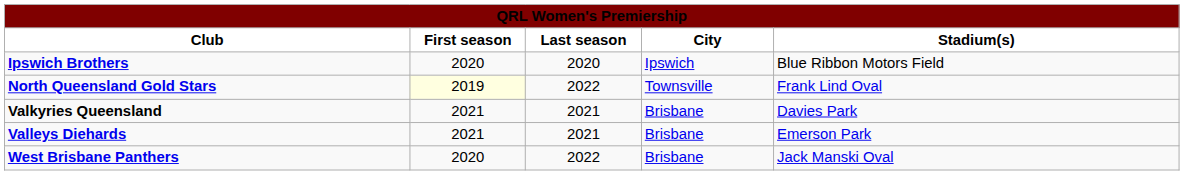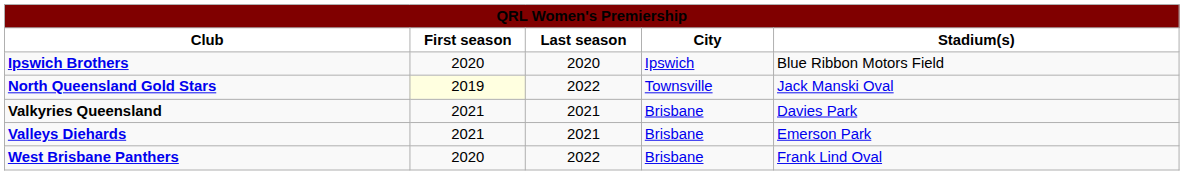(830, 87) Frank Lind Oval -> (835, 87) Jack Manski Oval
(835, 157) Jack Manski Oval -> (830, 157) Frank Lind Oval
